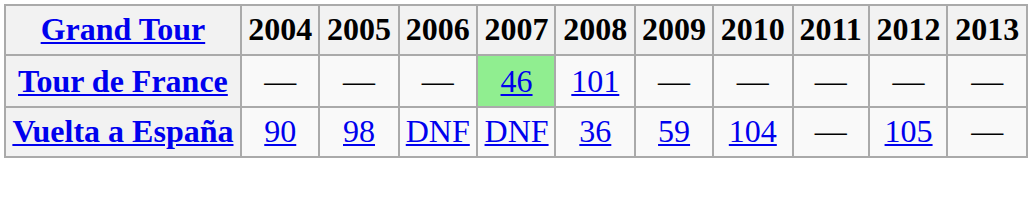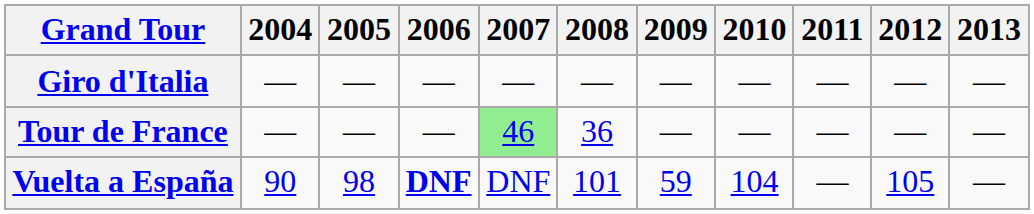+ row: (123, 80)
(595, 80) 101 -> (597, 131) 36
(438, 131) normal -> (439, 182) bold
(595, 131) 36 -> (597, 182) 101
